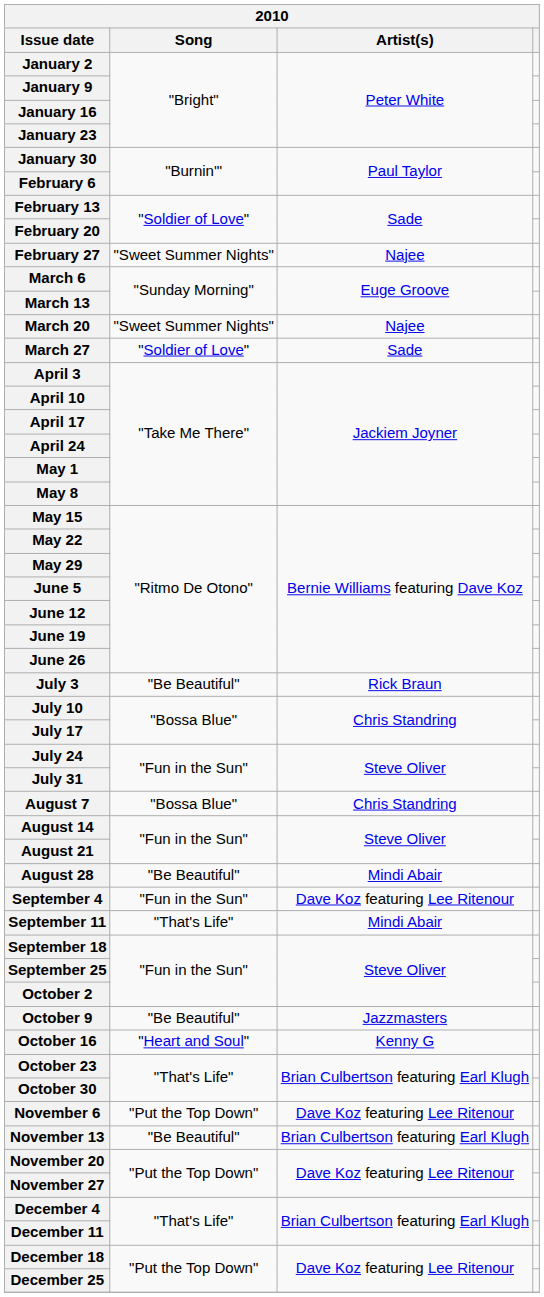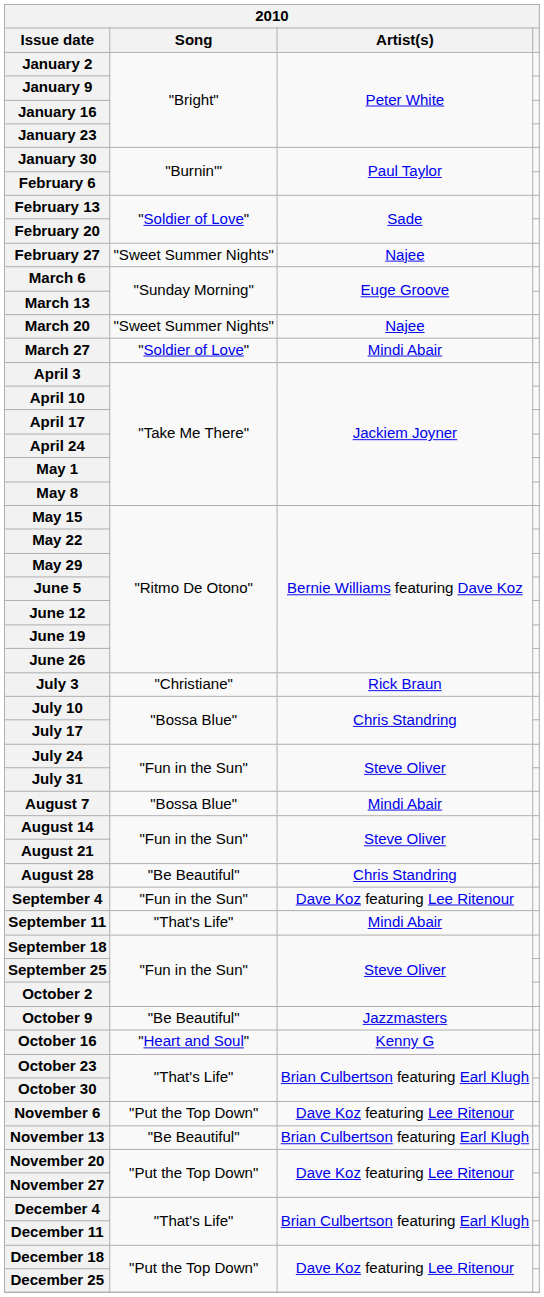(405, 350) Sade -> (405, 350) Mindi Abair
(194, 684) "Be Beautiful" -> (194, 684) "Christiane"
(405, 803) Chris Standring -> (405, 803) Mindi Abair
(405, 875) Mindi Abair -> (405, 875) Chris Standring
